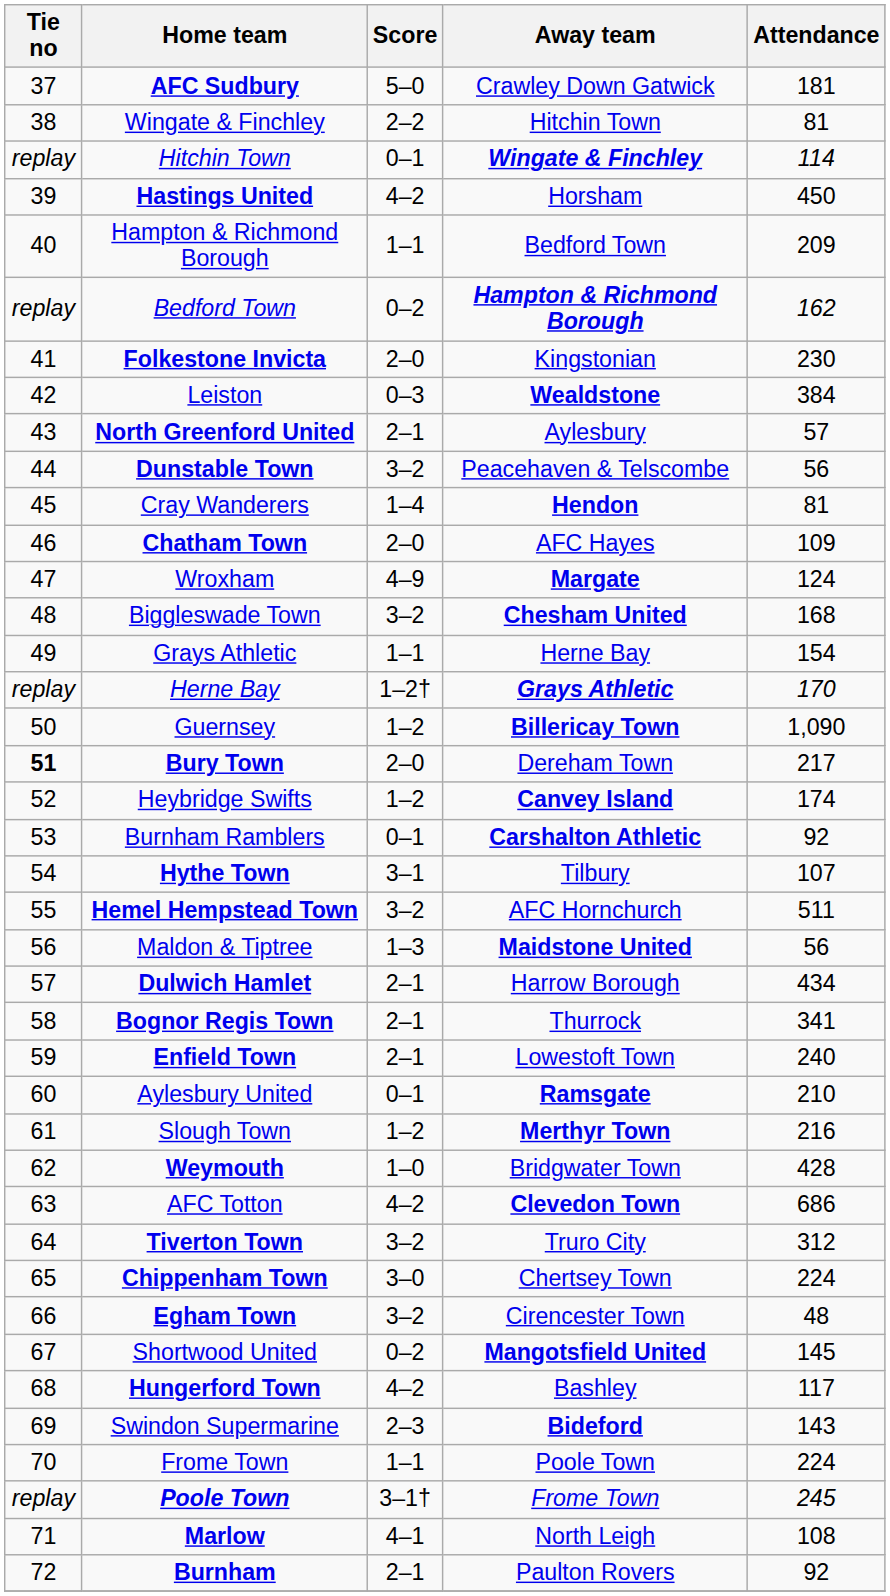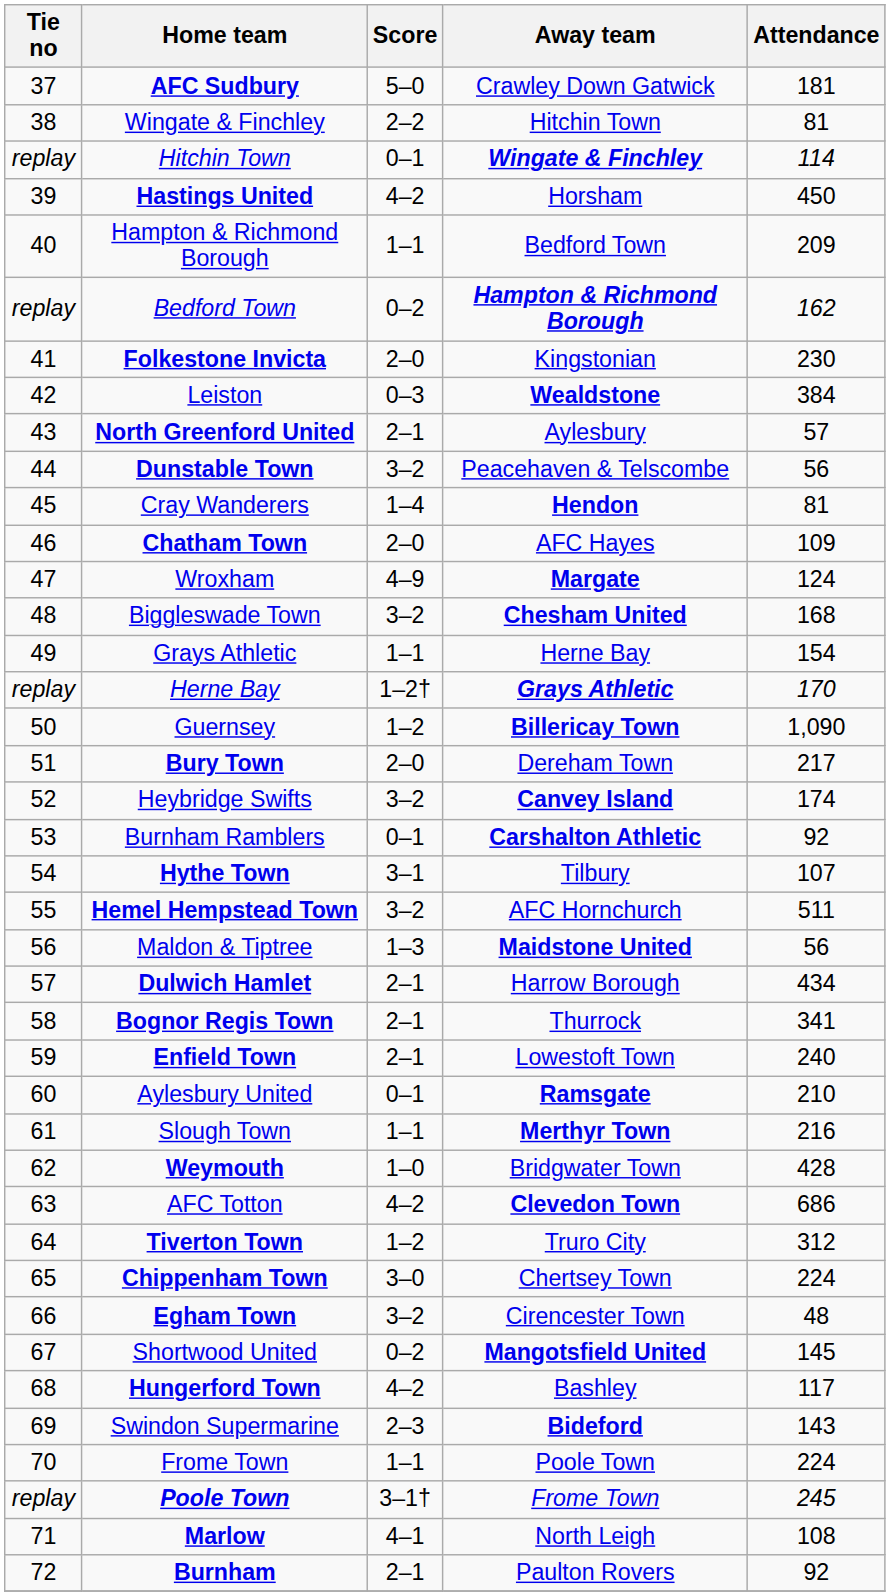(43, 763) bold -> (43, 763) normal
(405, 800) 1–2 -> (405, 800) 3–2
(405, 1131) 1–2 -> (405, 1131) 1–1
(405, 1241) 3–2 -> (405, 1241) 1–2
